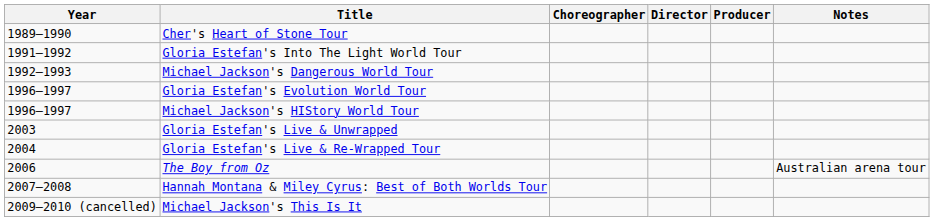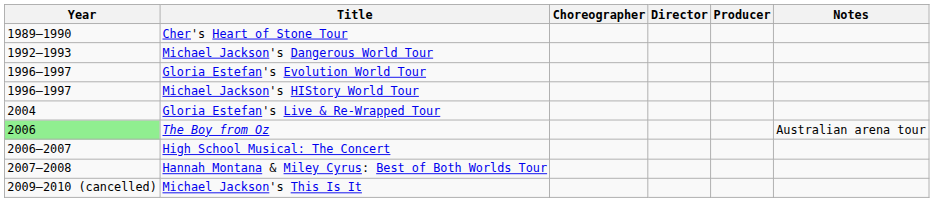- row: (312, 53)
- row: (280, 130)
(22, 168) no background -> (22, 130) lightgreen background
+ row: (276, 149)
